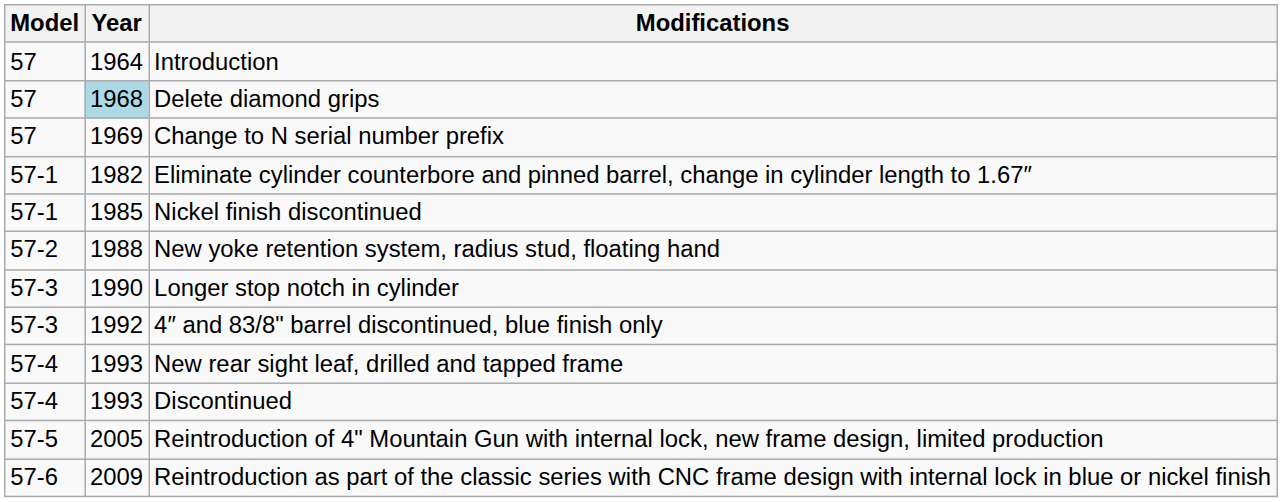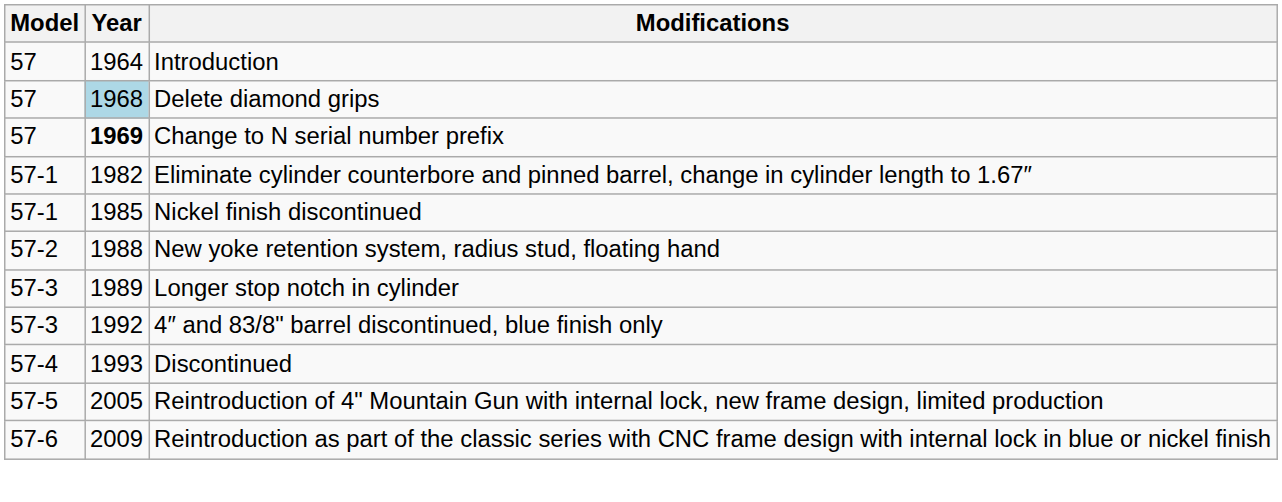(117, 136) normal -> (117, 136) bold
(117, 288) 1990 -> (117, 288) 1989
- row: (389, 363)
